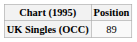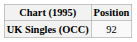(111, 29) 89 -> (111, 29) 92
